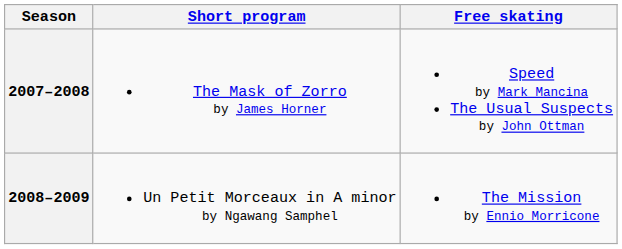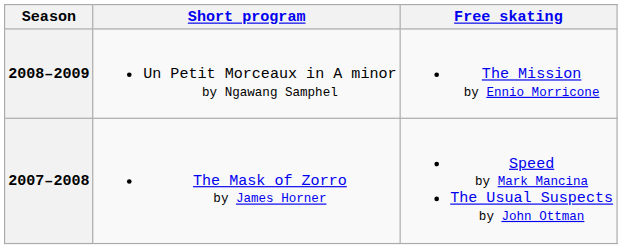rows swapped: (49, 198) <-> (49, 91)
